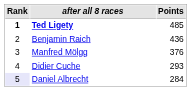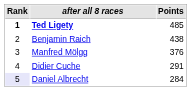(177, 39) 436 -> (177, 39) 438
(177, 66) 293 -> (177, 66) 291
